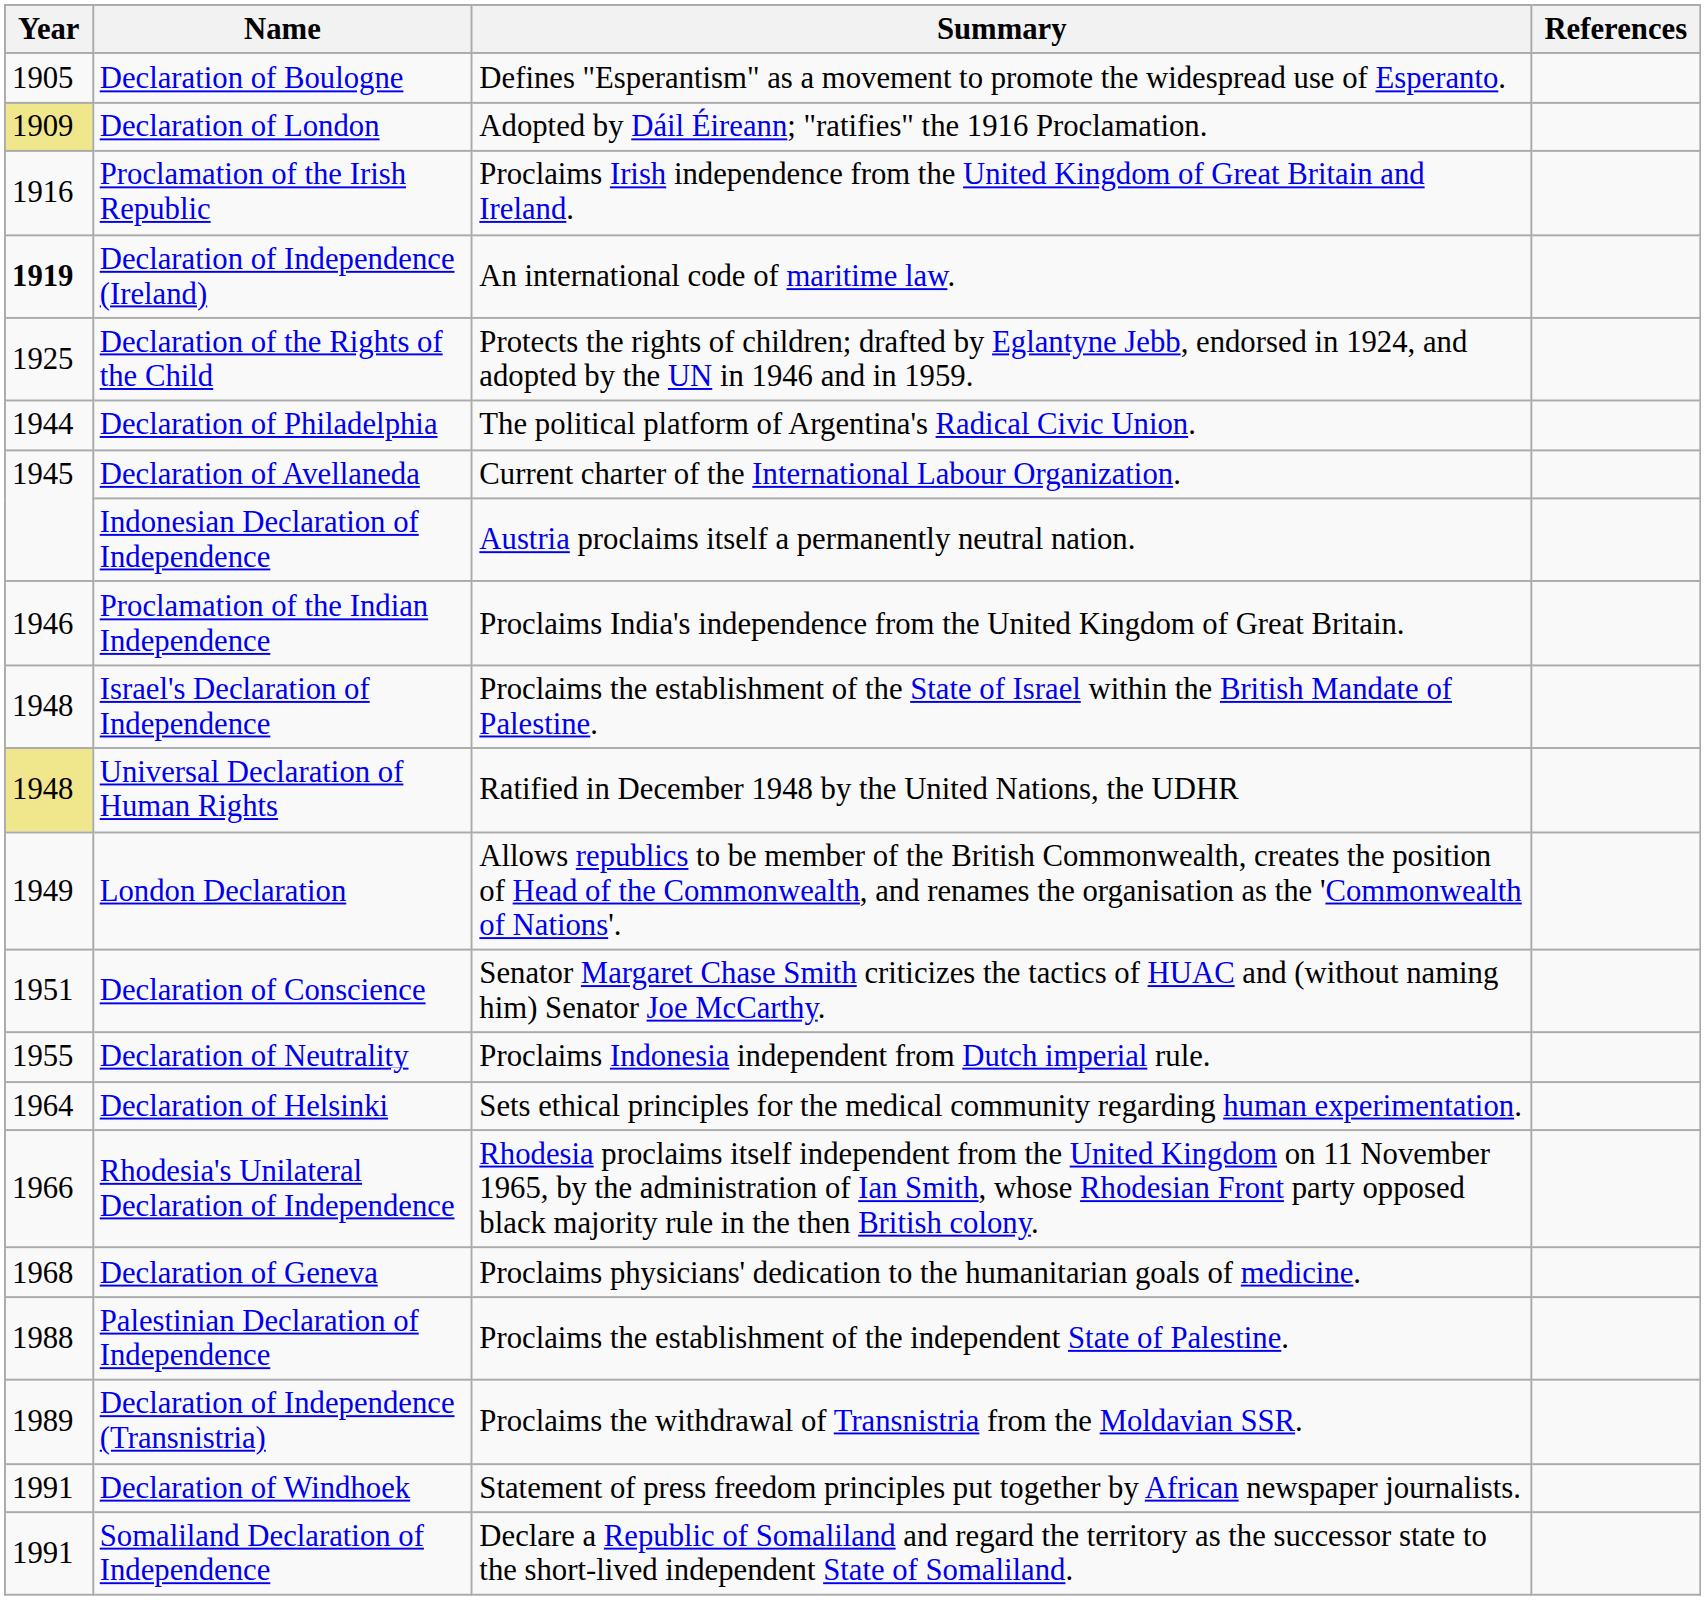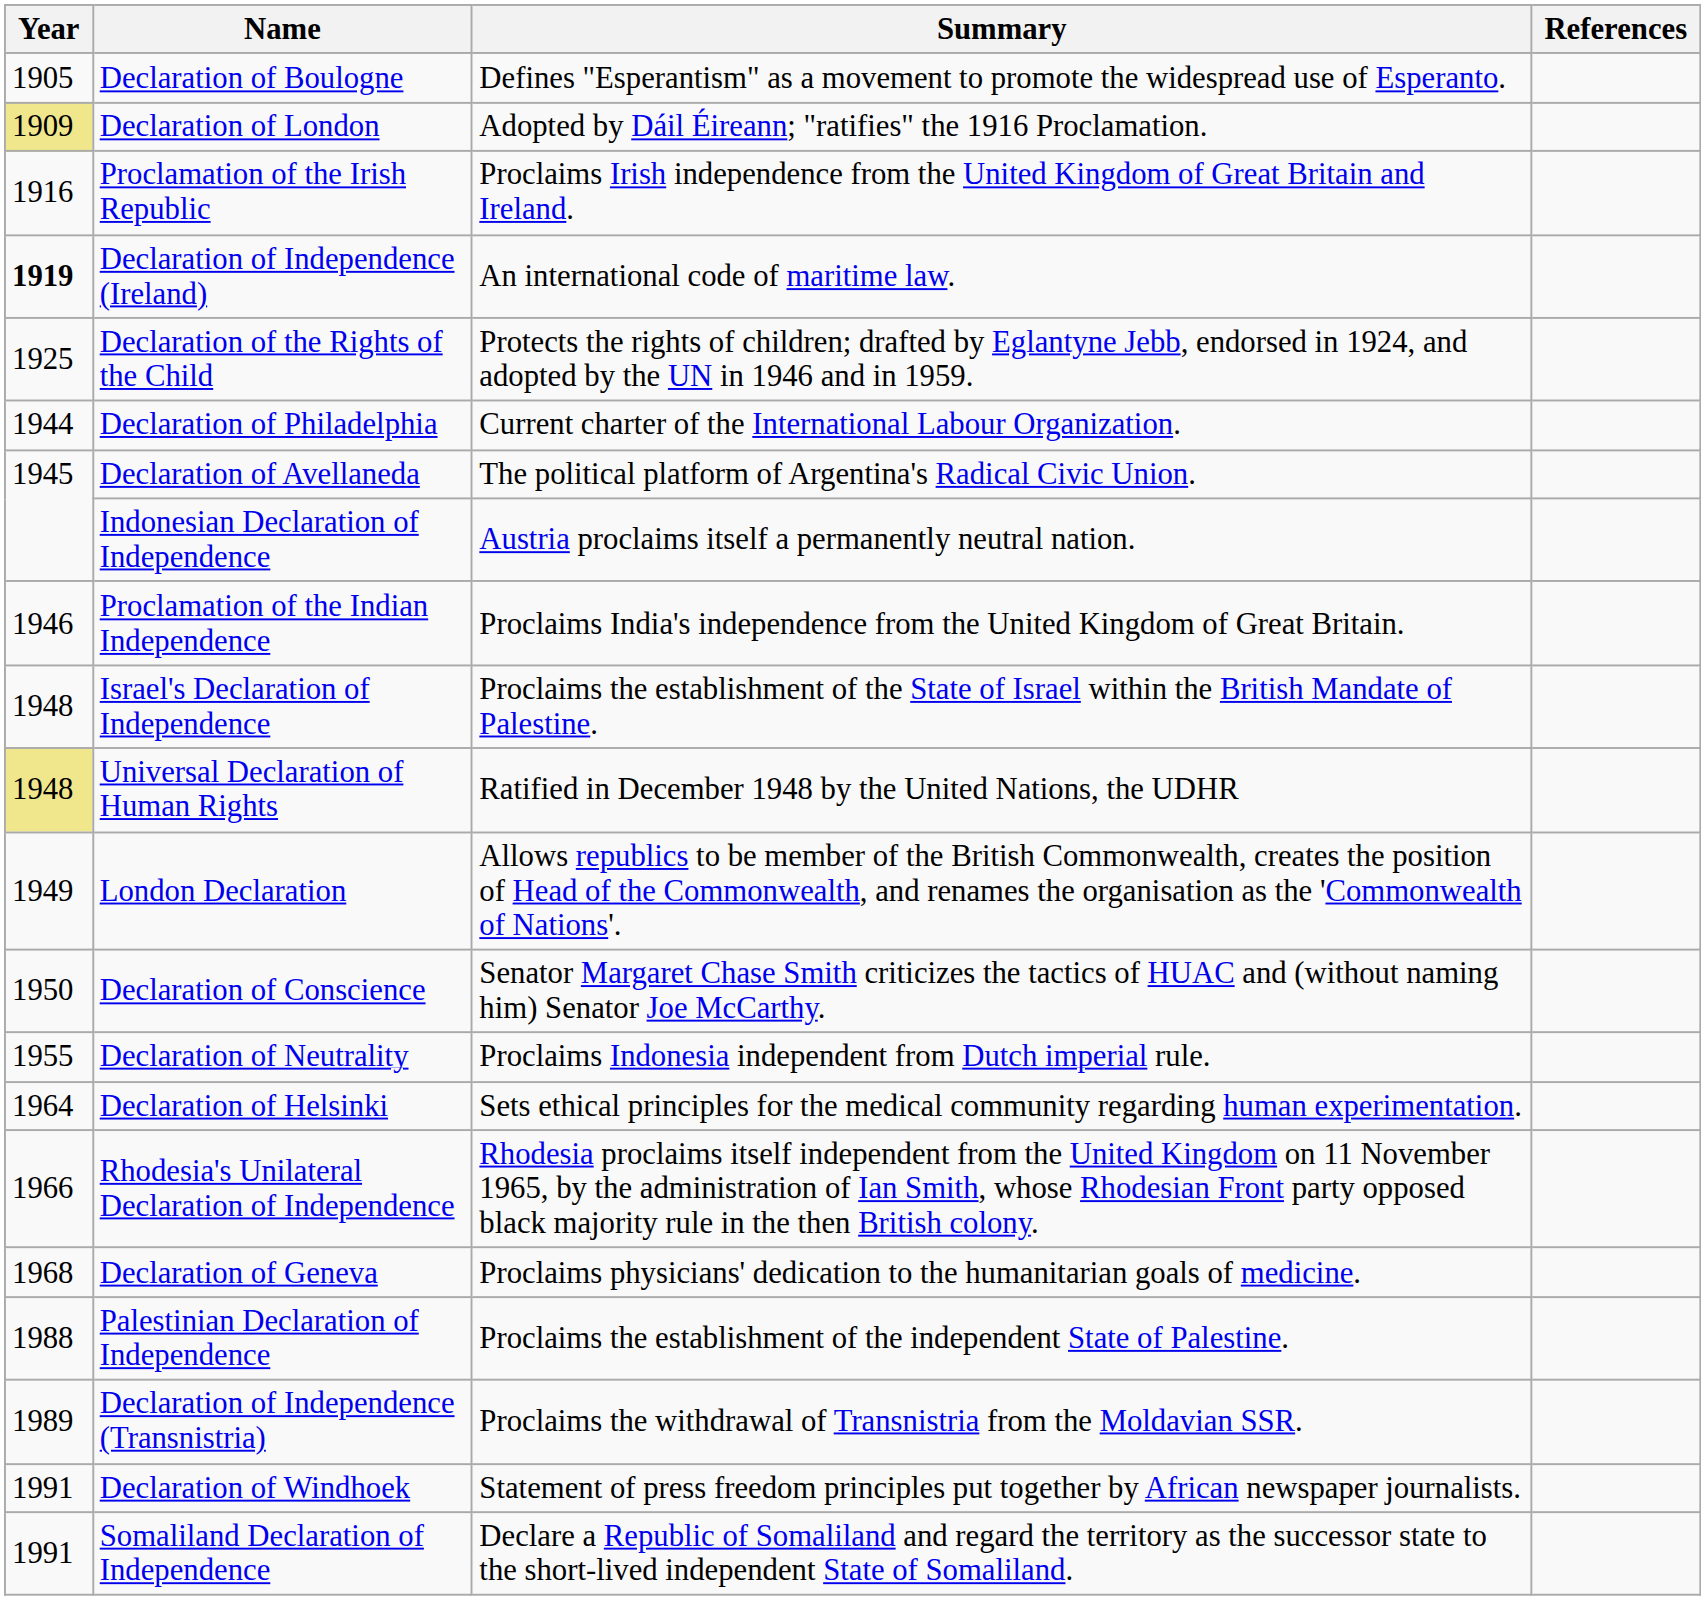(838, 424) The political platform of Argentina's Radical Civic Union. -> (830, 424) Current charter of the International Labour Organization.
(830, 473) Current charter of the International Labour Organization. -> (838, 473) The political platform of Argentina's Radical Civic Union.
(43, 990) 1951 -> (43, 990) 1950
